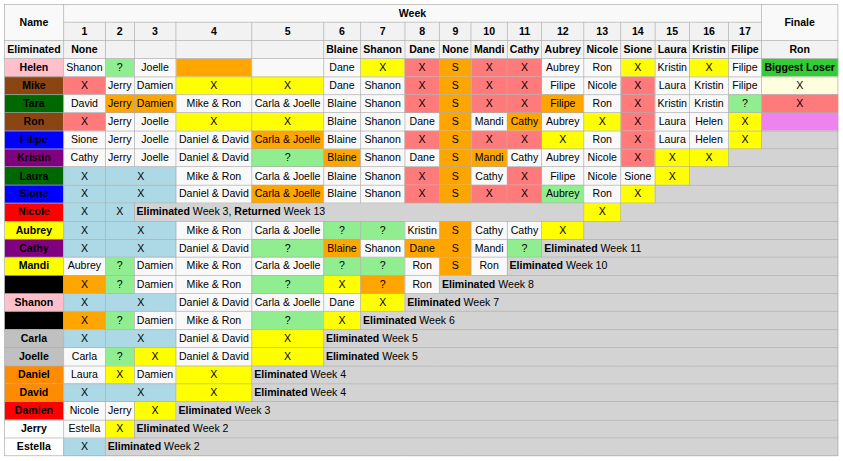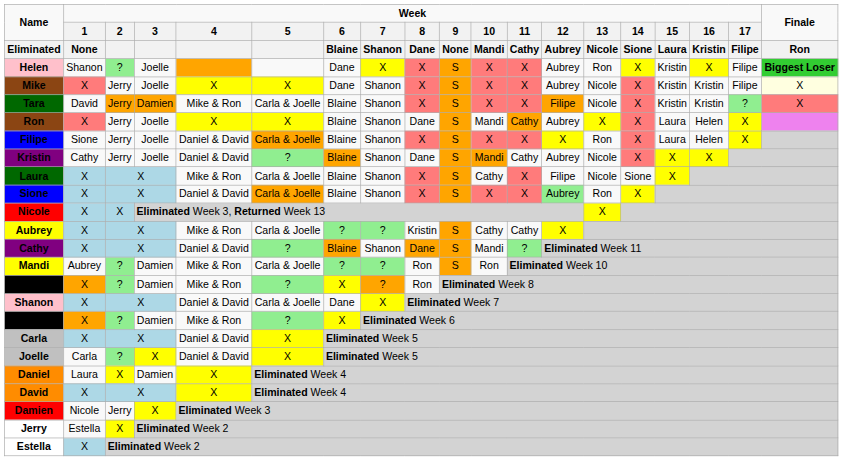(155, 85) Damien -> (155, 85) Joelle
(563, 85) Filipe -> (563, 85) Aubrey
(672, 85) Laura -> (672, 85) Kristin
(602, 103) Ron -> (602, 103) Nicole
